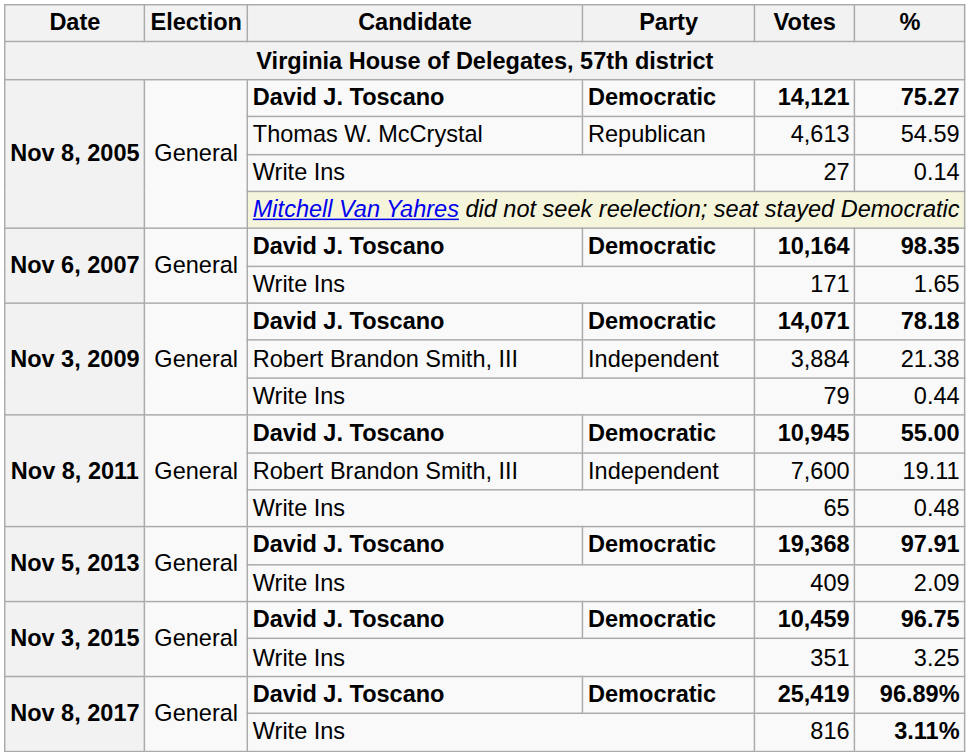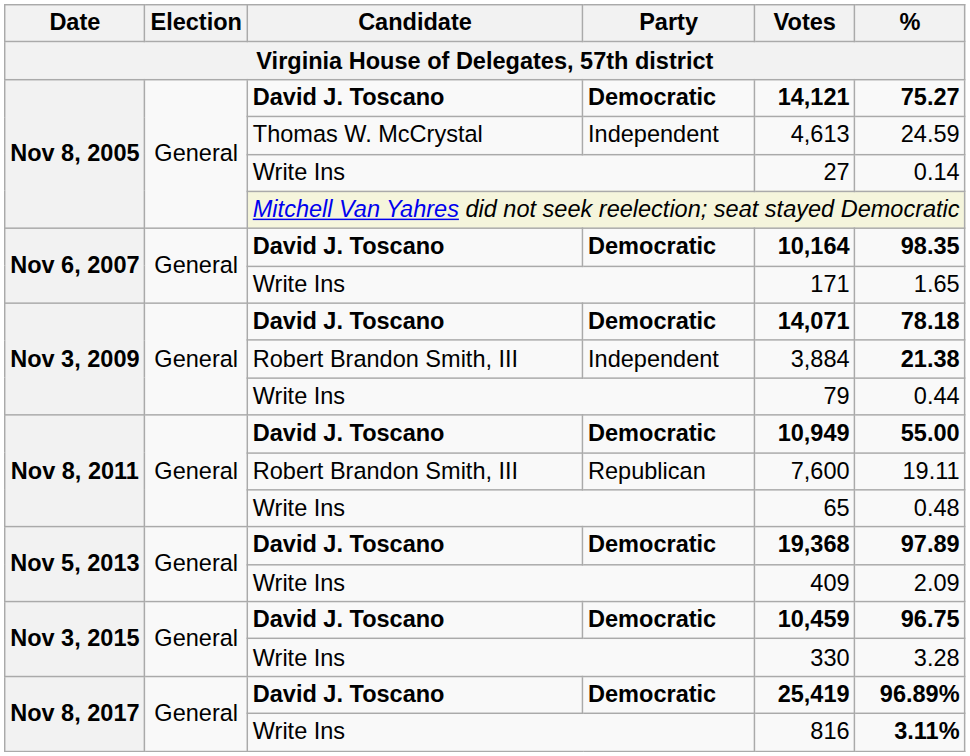(647, 135) Republican -> (653, 135) Independent
(930, 135) 54.59 -> (930, 135) 24.59
(930, 358) normal -> (930, 358) bold
(814, 433) 10,945 -> (814, 433) 10,949
(653, 470) Independent -> (647, 470) Republican
(930, 545) 97.91 -> (930, 545) 97.89
(830, 657) 351 -> (830, 657) 330
(937, 657) 3.25 -> (937, 657) 3.28
